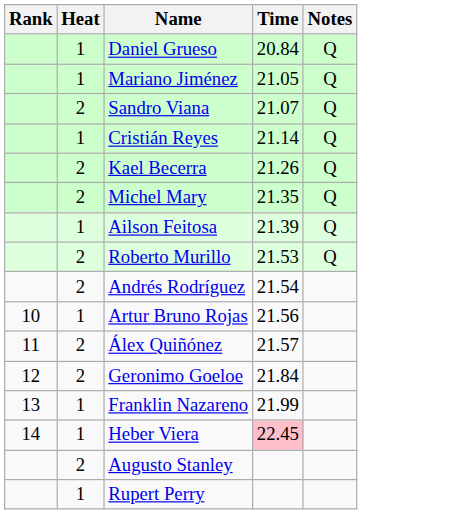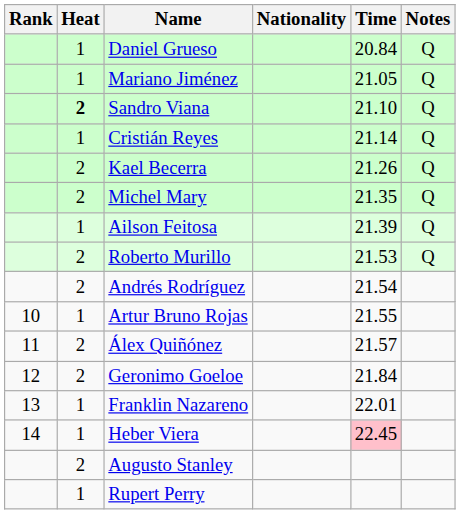+ column: (302, 19)
(80, 108) normal -> (80, 108) bold
(278, 108) 21.07 -> (376, 108) 21.10
(278, 316) 21.56 -> (376, 316) 21.55
(278, 405) 21.99 -> (376, 405) 22.01
